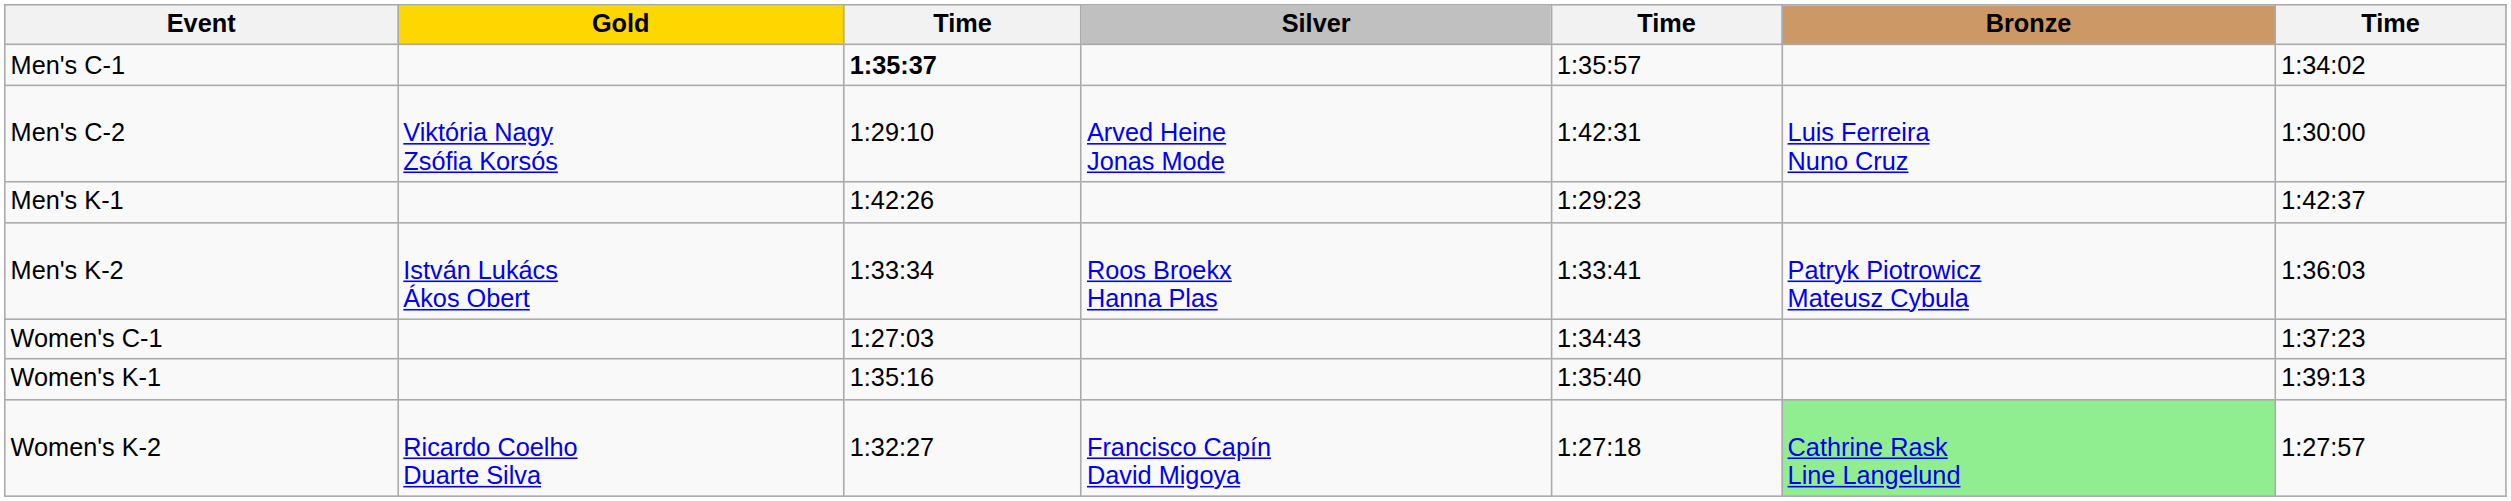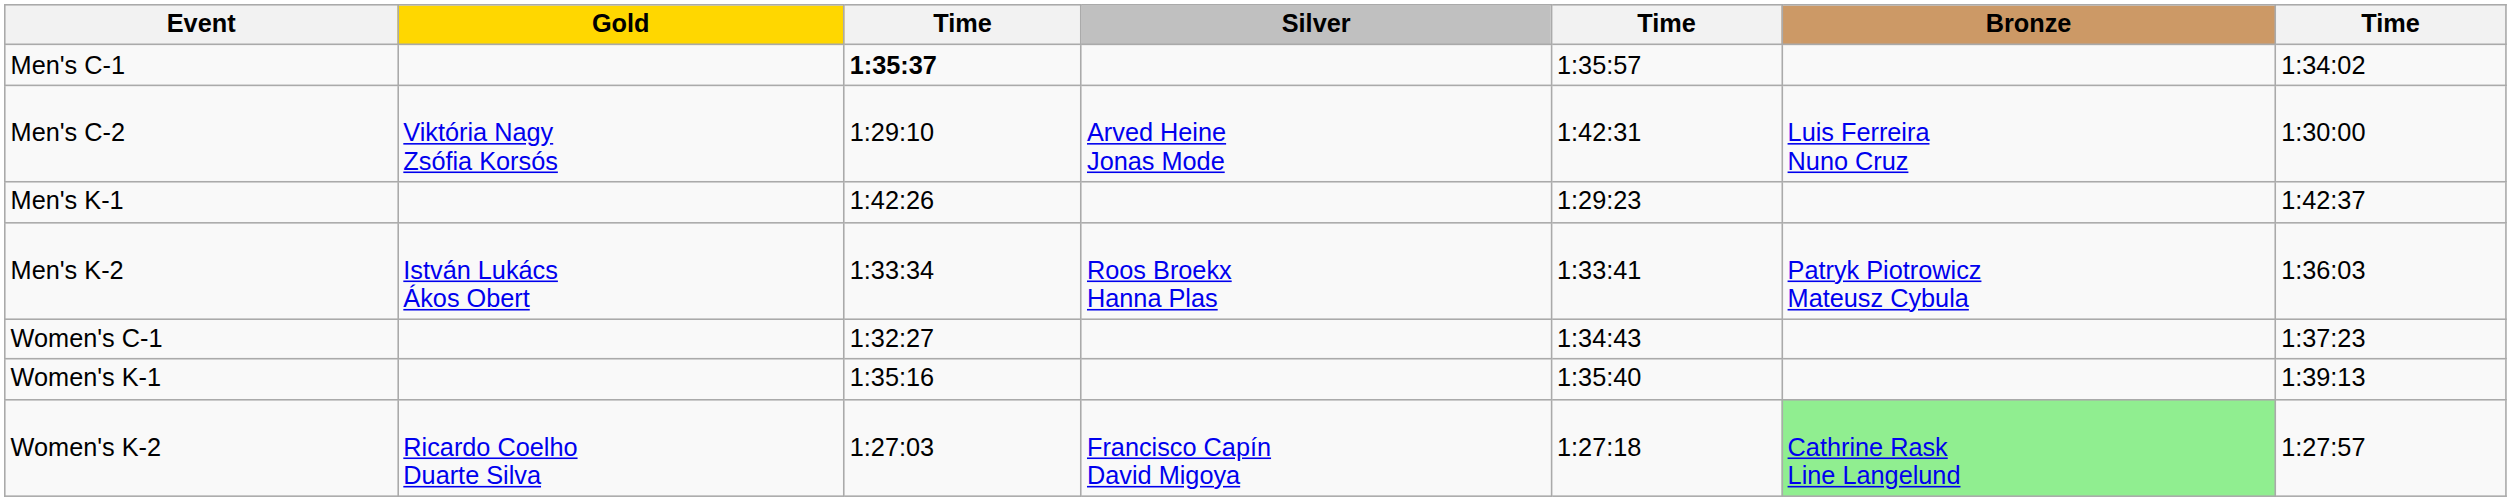(892, 338) 1:27:03 -> (892, 338) 1:32:27
(892, 447) 1:32:27 -> (892, 447) 1:27:03
